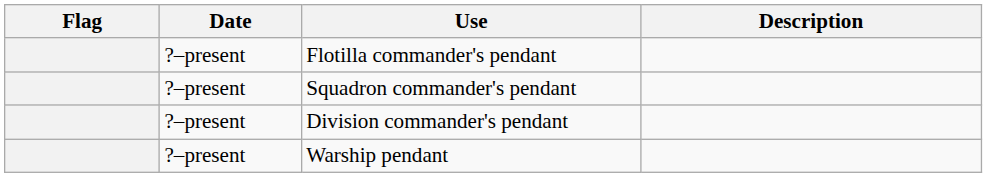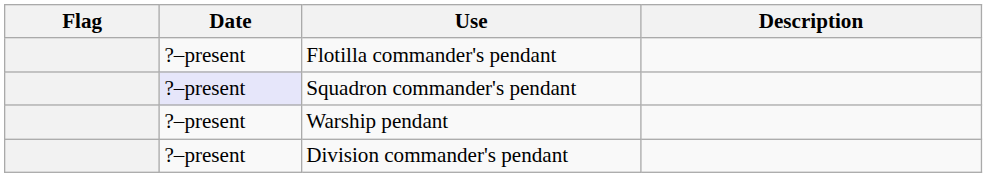(205, 88) no background -> (205, 88) lavender background
rows swapped: (437, 121) <-> (377, 155)
